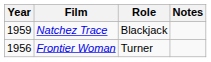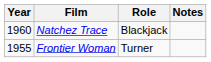(19, 30) 1959 -> (19, 30) 1960
(19, 48) 1956 -> (19, 48) 1955
